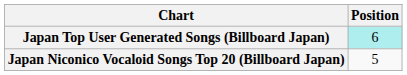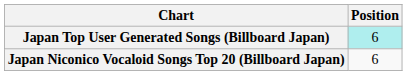(375, 59) 5 -> (375, 59) 6
